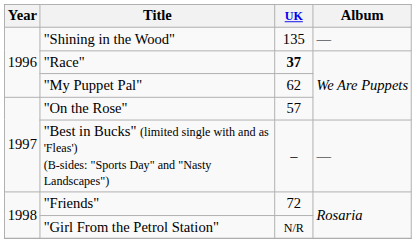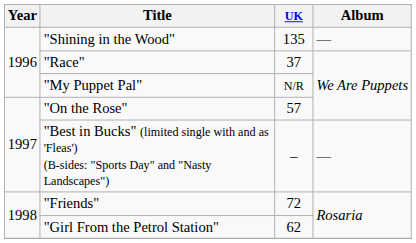(294, 62) bold -> (294, 62) normal
(294, 85) 62 -> (294, 86) N/R
(294, 227) N/R -> (294, 226) 62
